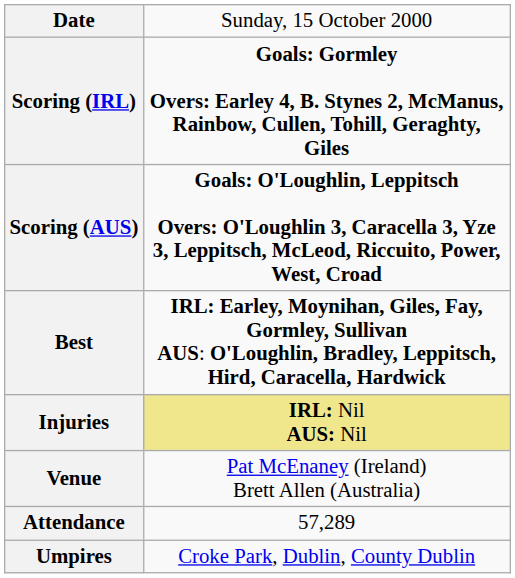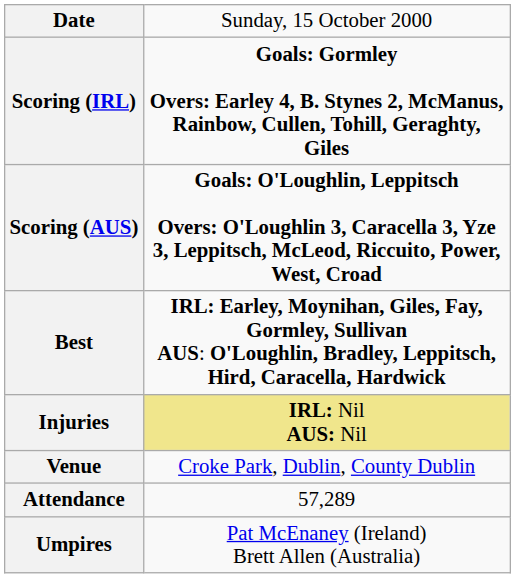(327, 478) Pat McEnaney (Ireland) Brett Allen (Australia) -> (327, 466) Croke Park, Dublin, County Dublin
(327, 556) Croke Park, Dublin, County Dublin -> (327, 544) Pat McEnaney (Ireland) Brett Allen (Australia)
